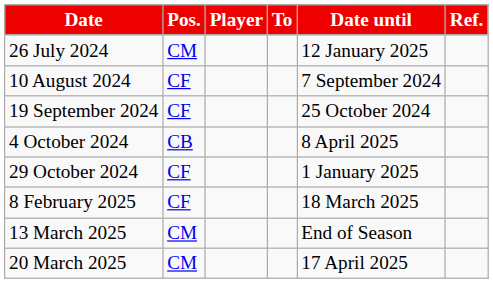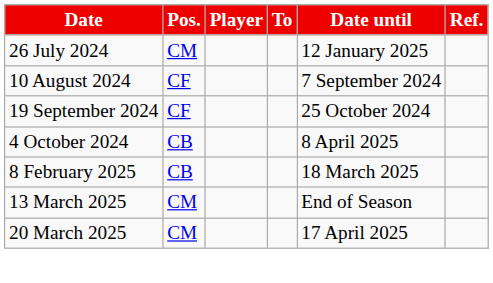- row: (74, 171)
(179, 202) CF -> (180, 171) CB
